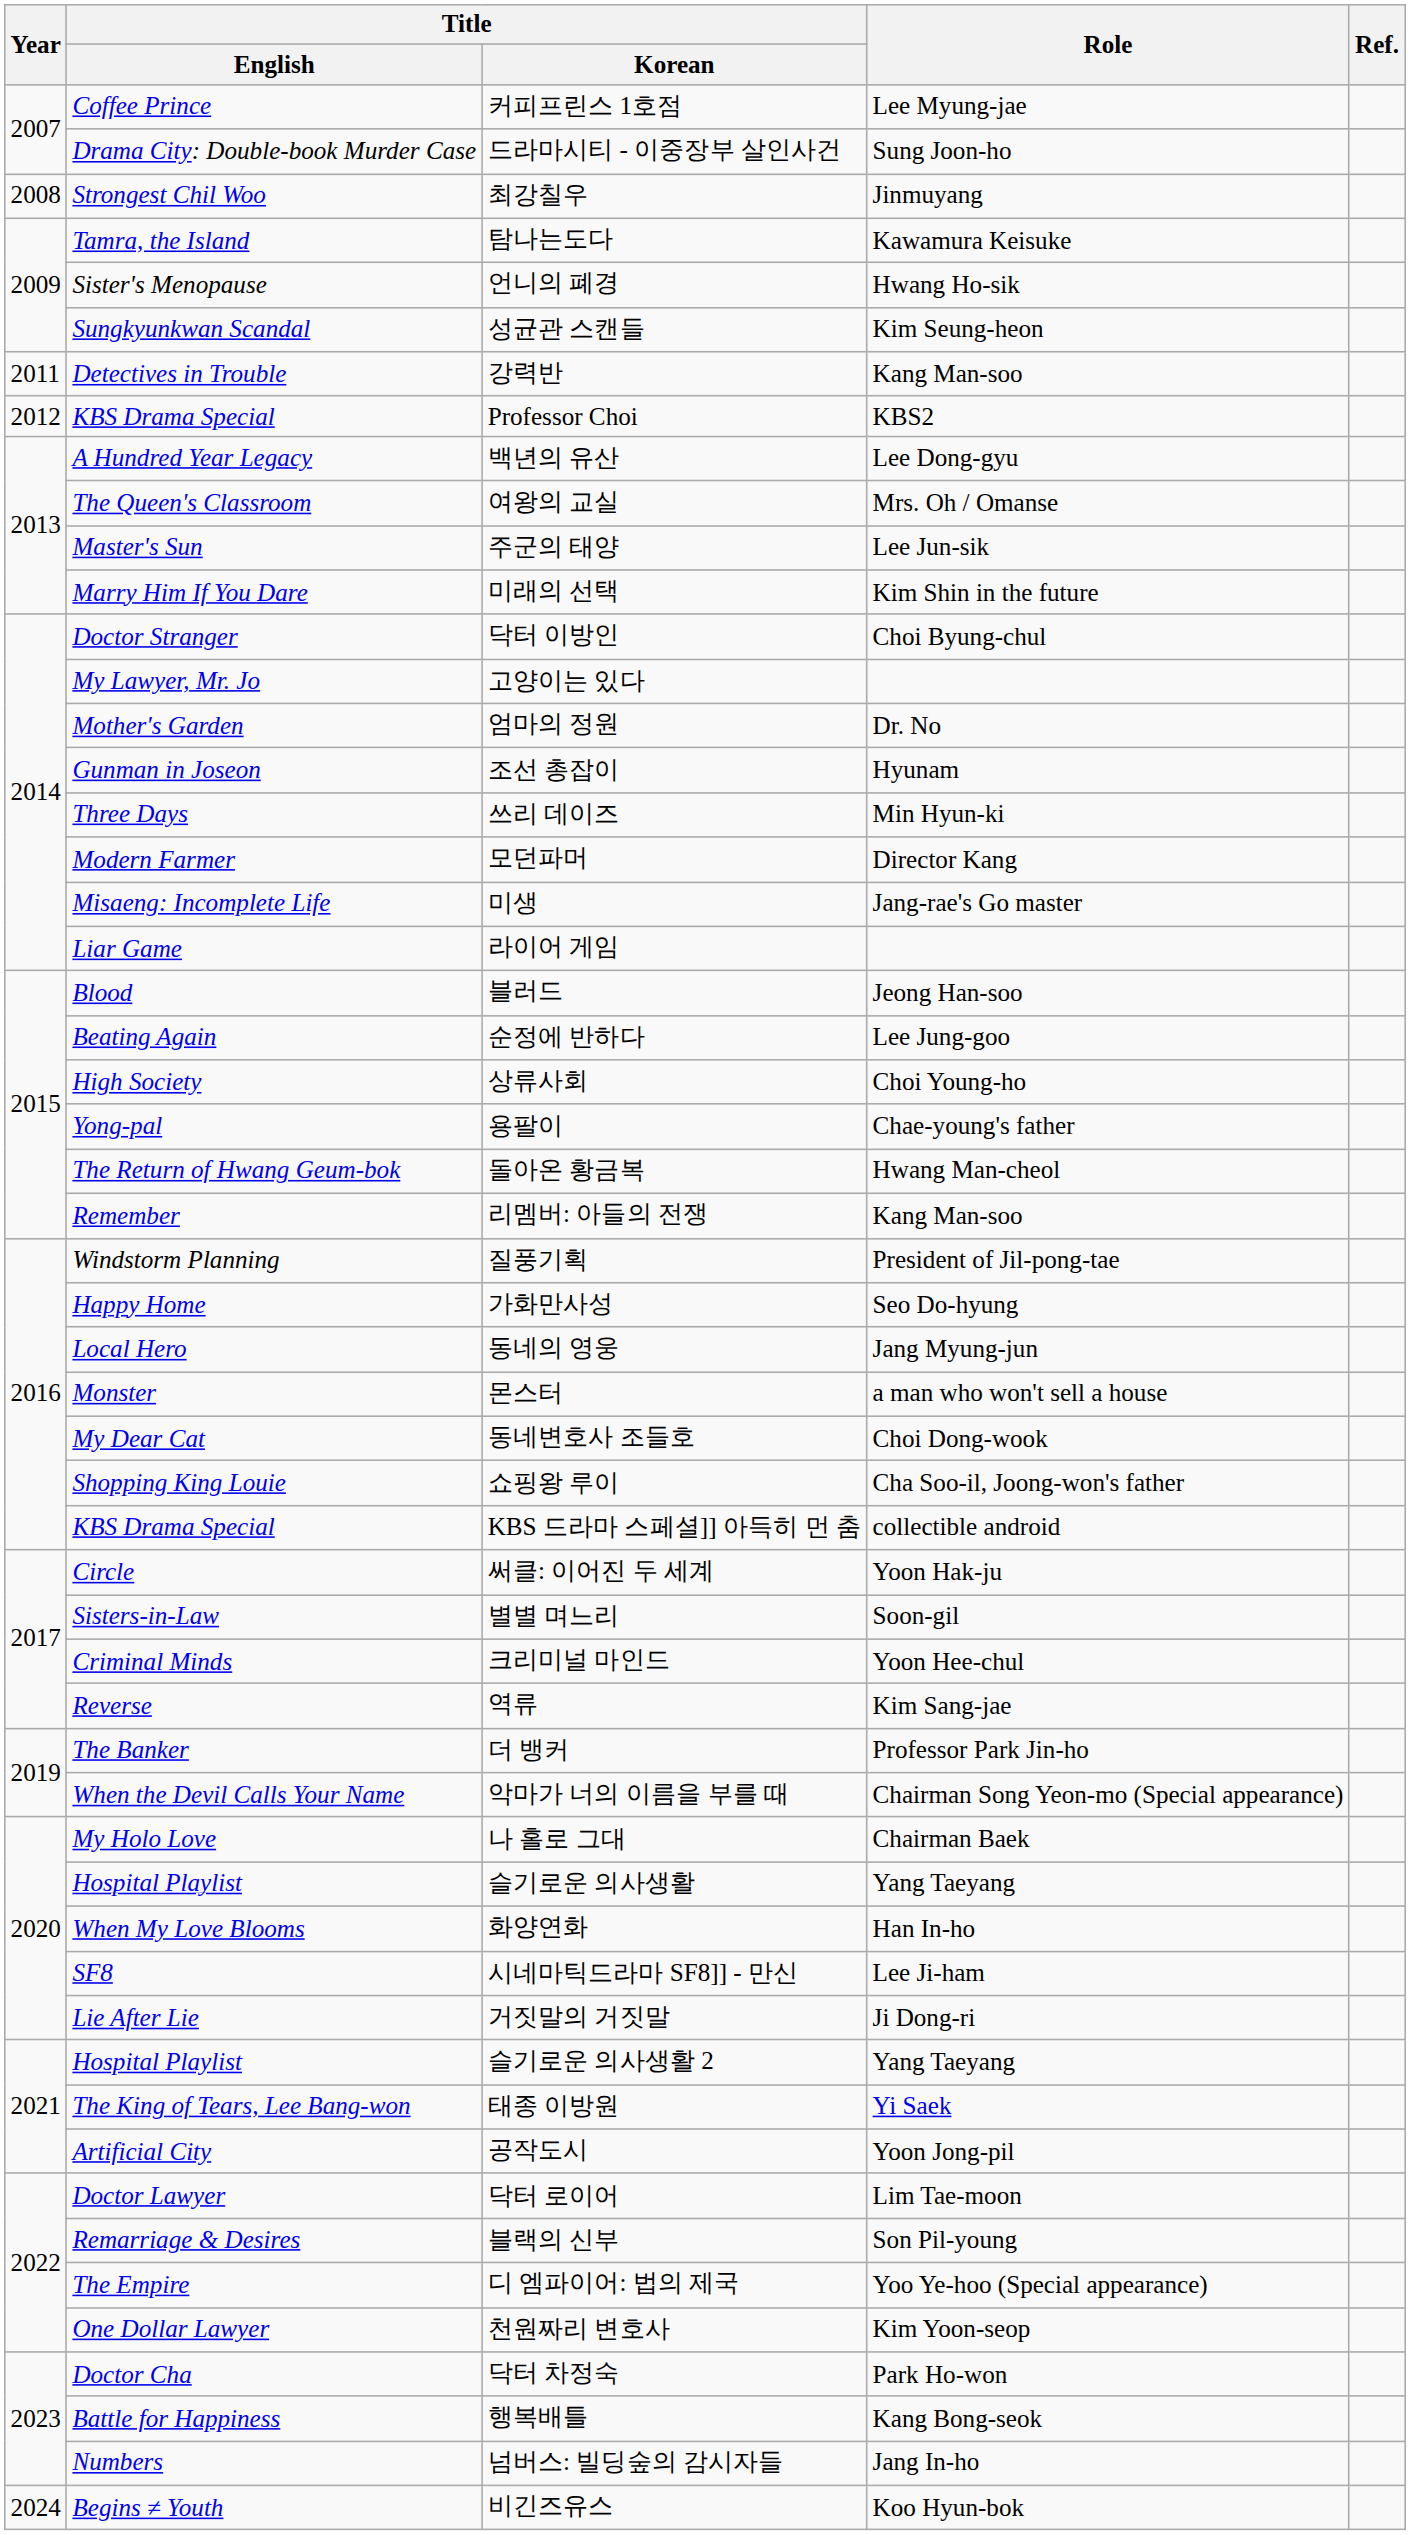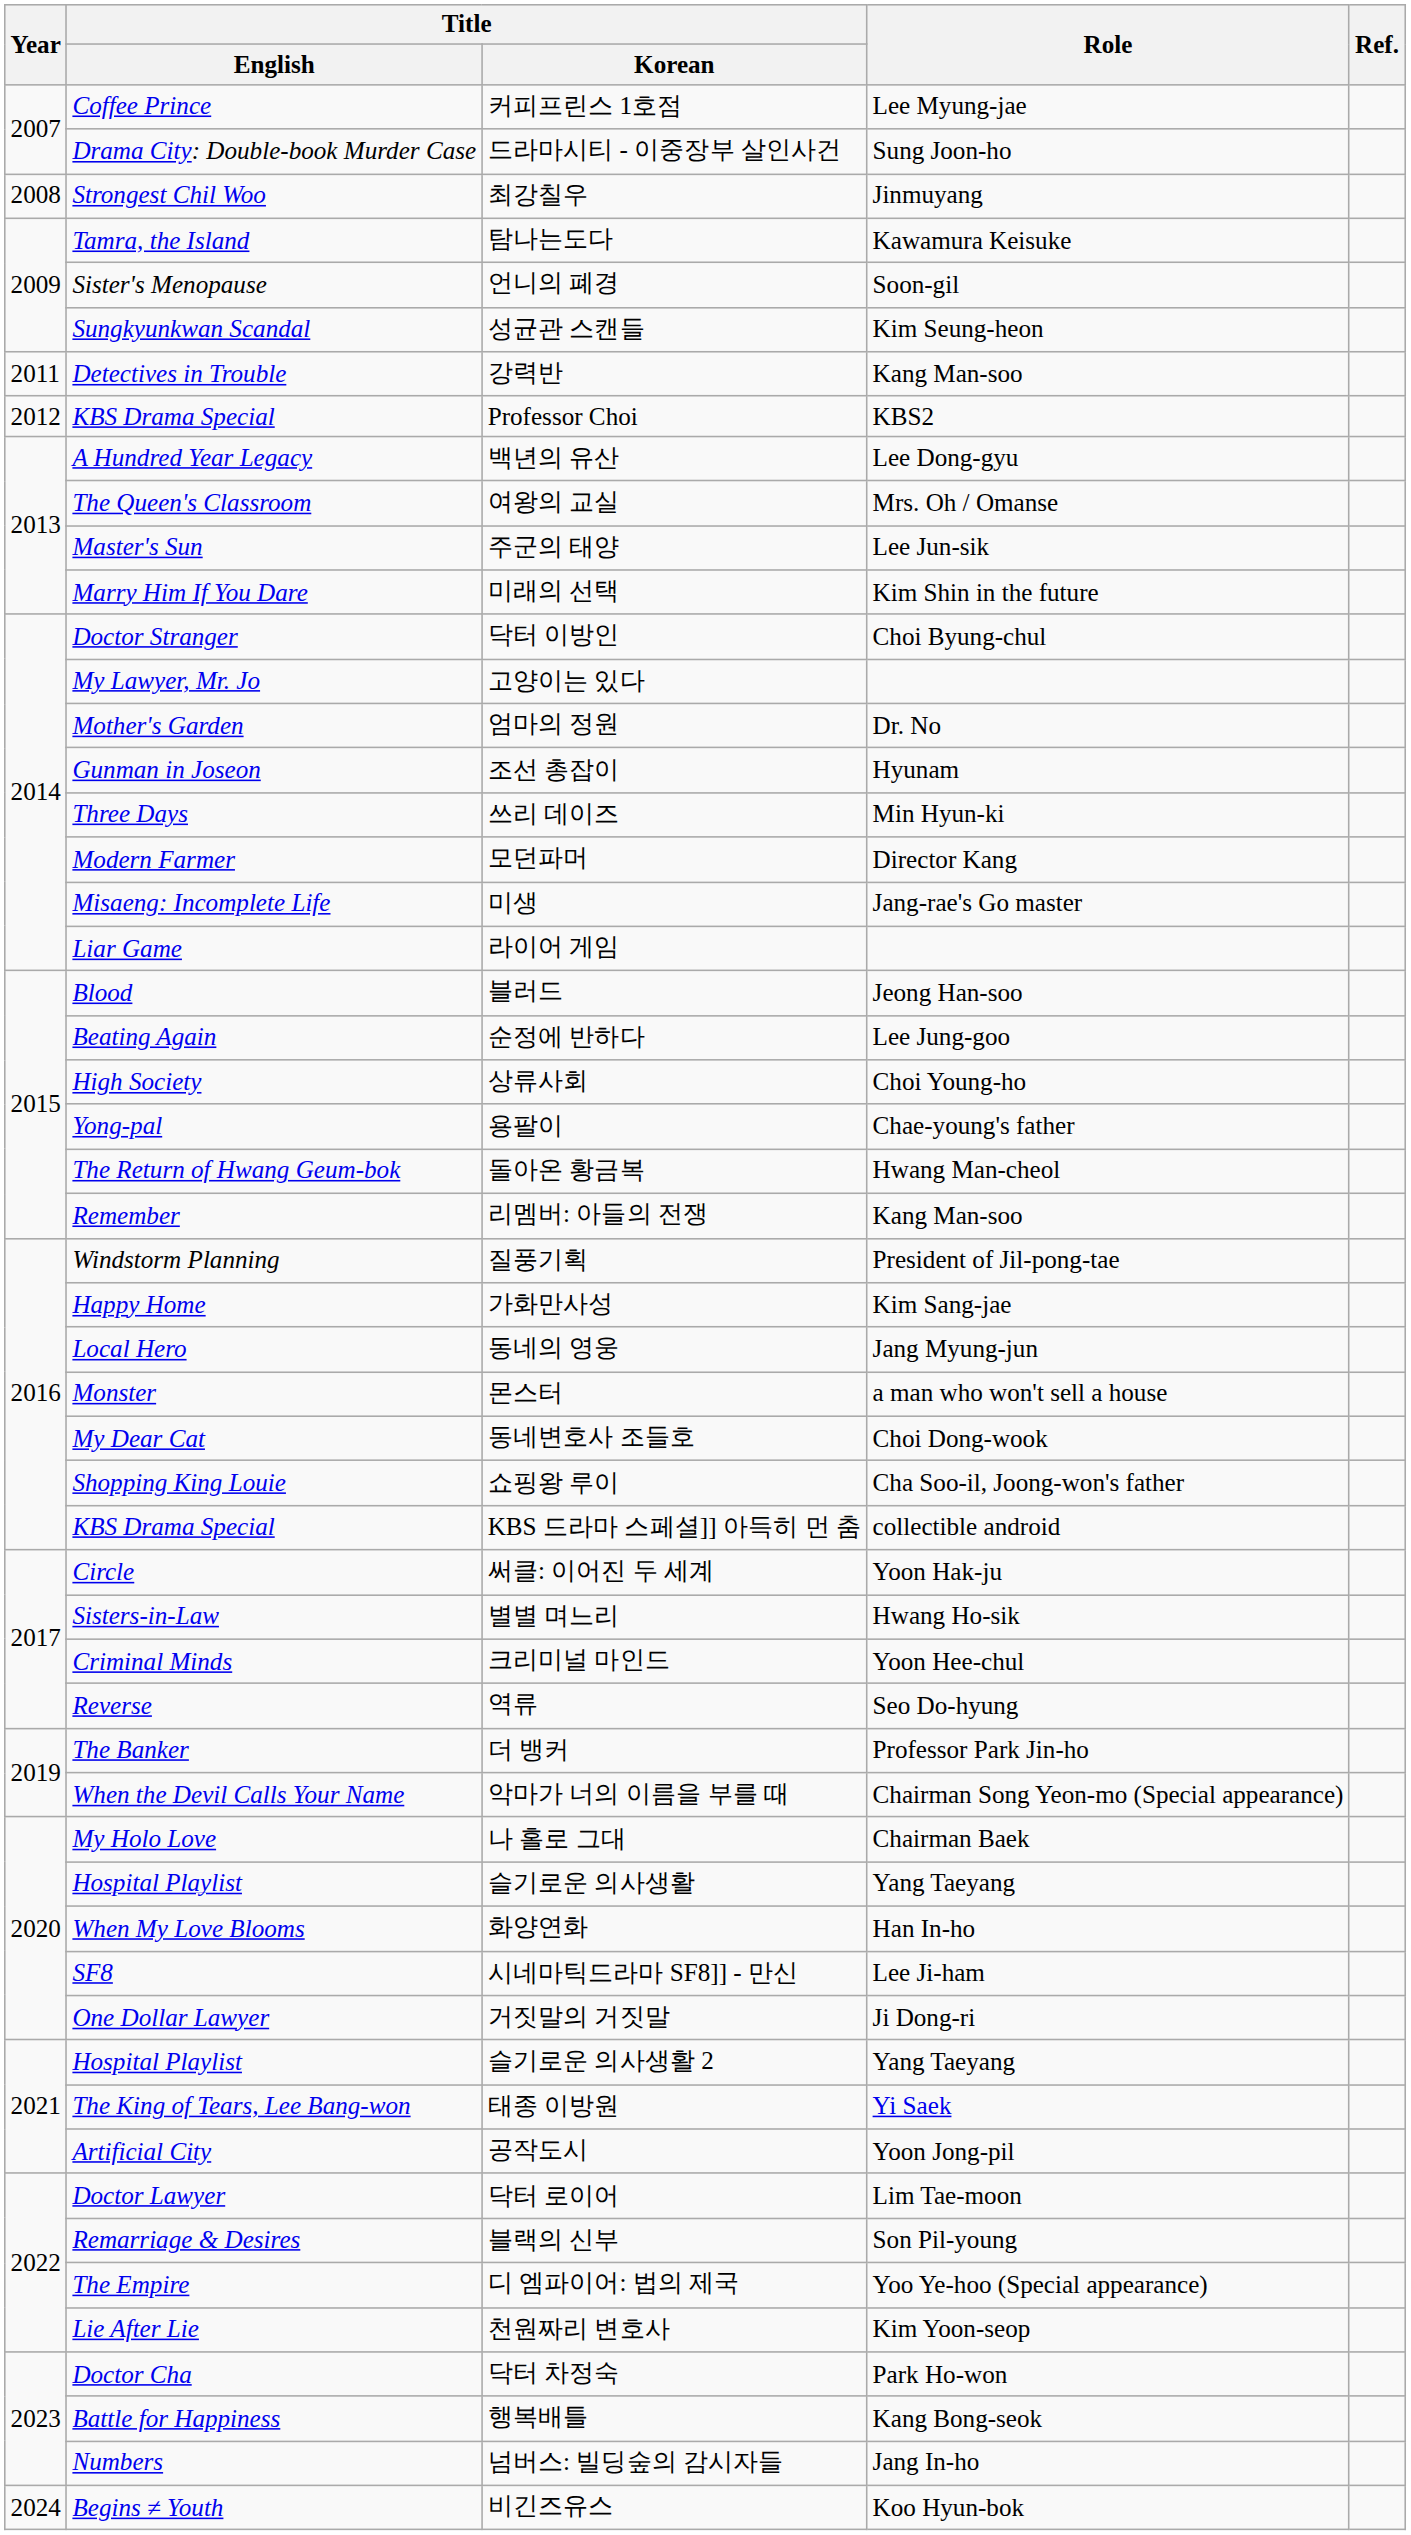(946, 284) Hwang Ho-sik -> (916, 284) Soon-gil
(946, 1304) Seo Do-hyung -> (942, 1304) Kim Sang-jae
(916, 1616) Soon-gil -> (946, 1616) Hwang Ho-sik
(942, 1705) Kim Sang-jae -> (946, 1705) Seo Do-hyung
(136, 2017) Lie After Lie -> (171, 2017) One Dollar Lawyer
(171, 2329) One Dollar Lawyer -> (136, 2329) Lie After Lie
